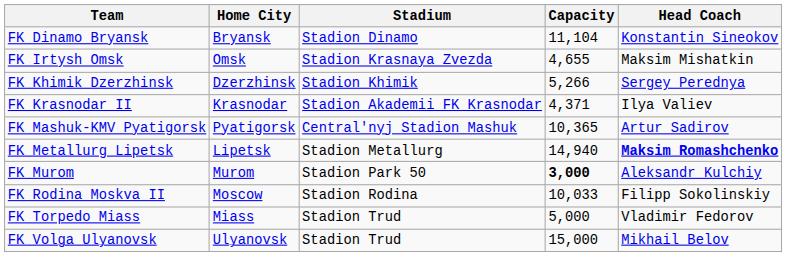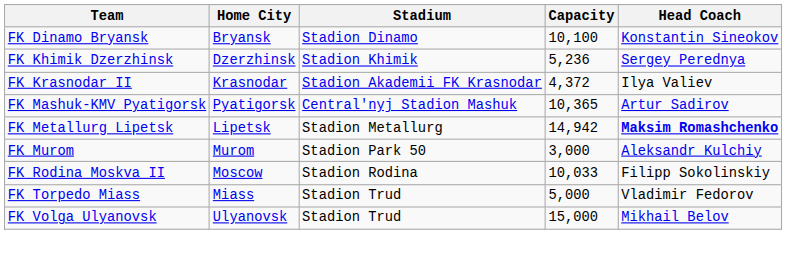(573, 38) 11,104 -> (573, 38) 10,100
- row: (66, 61)
(569, 83) 5,266 -> (569, 61) 5,236
(569, 106) 4,371 -> (569, 83) 4,372
(573, 151) 14,940 -> (573, 128) 14,942
(569, 173) bold -> (569, 151) normal
